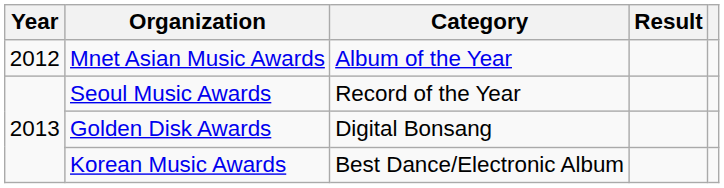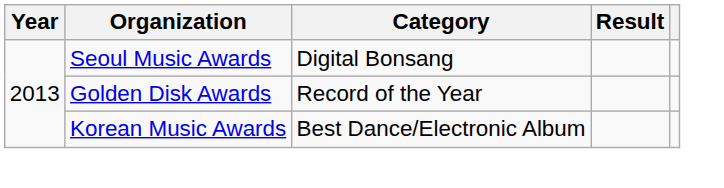- row: (197, 57)
(428, 93) Record of the Year -> (375, 57) Digital Bonsang
(414, 128) Digital Bonsang -> (389, 93) Record of the Year
